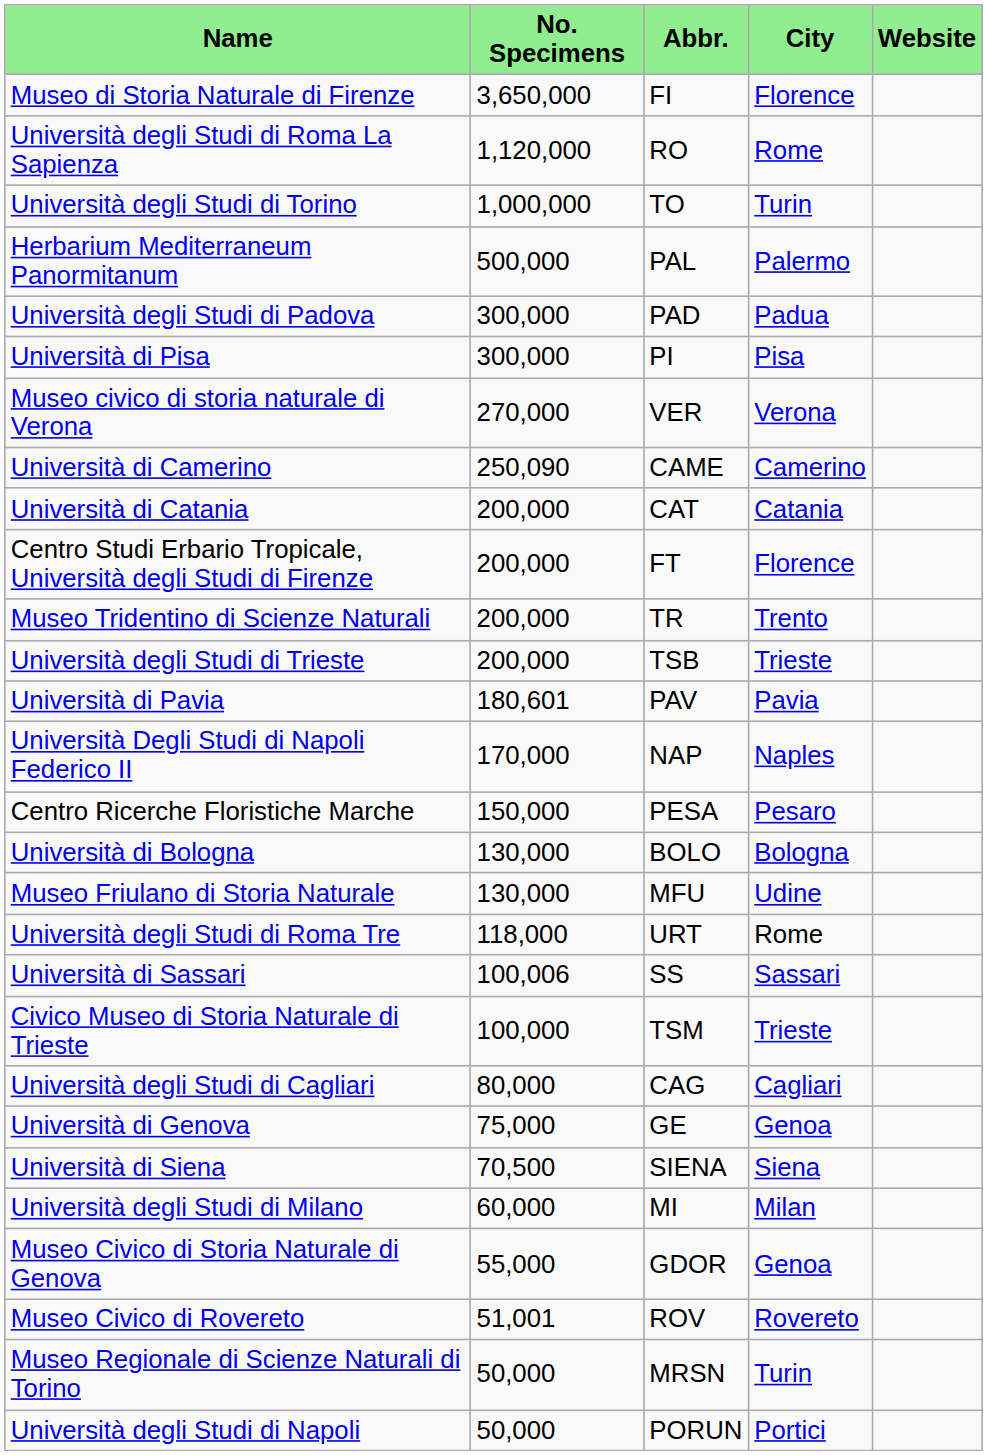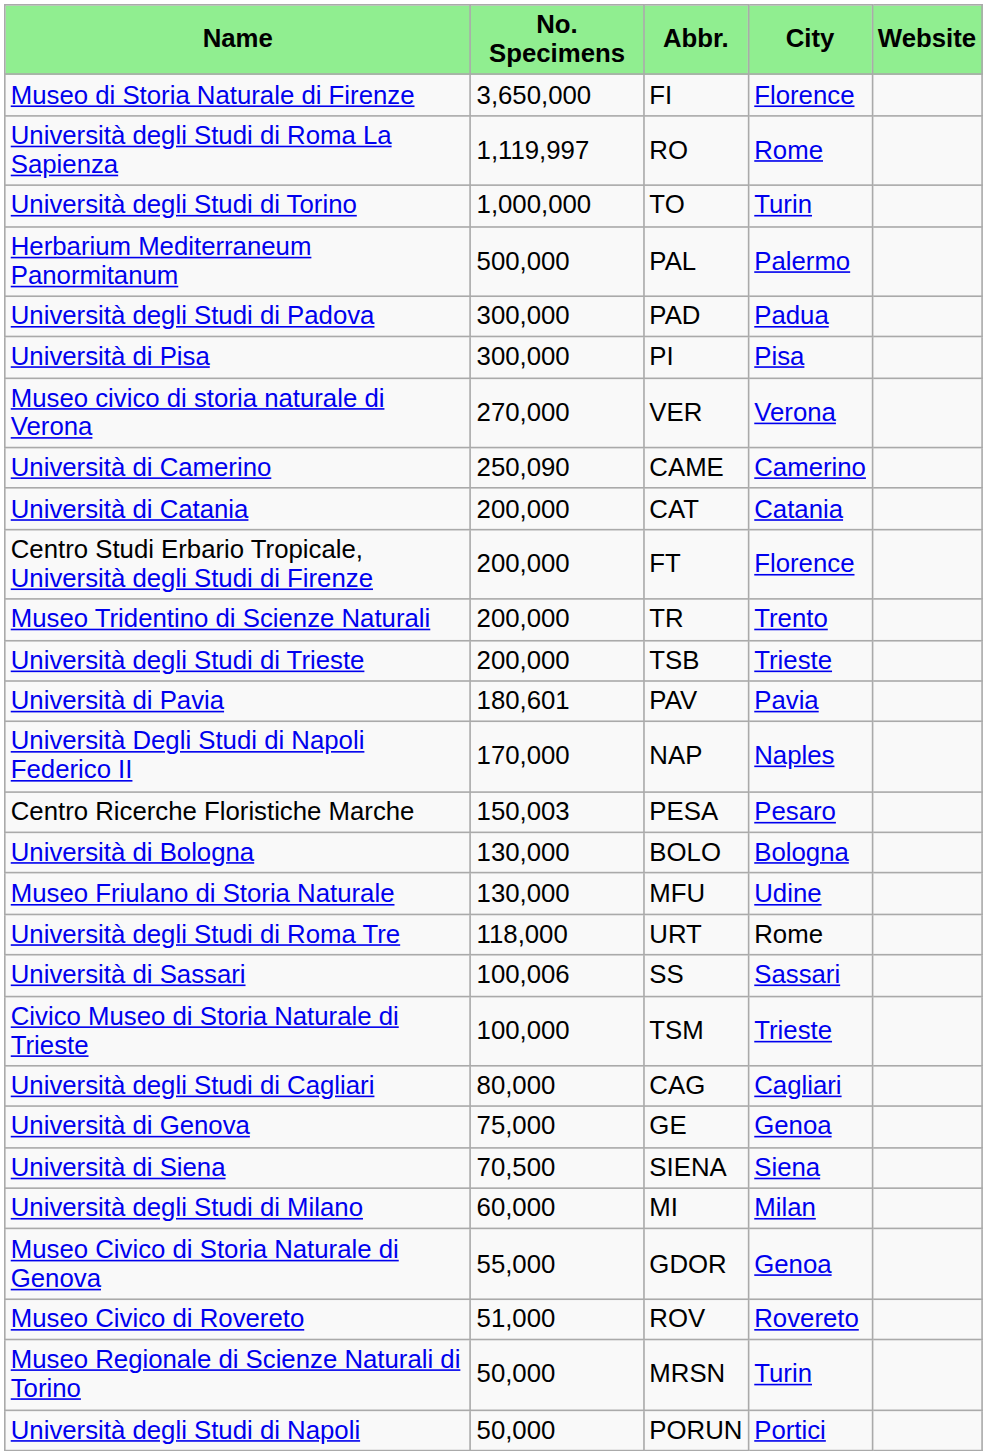(534, 150) 1,120,000 -> (533, 150) 1,119,997
(523, 811) 150,000 -> (523, 811) 150,003
(516, 1318) 51,001 -> (516, 1318) 51,000
